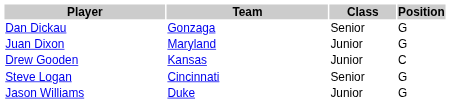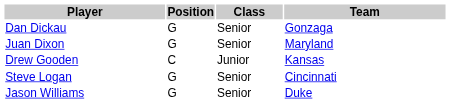columns swapped: (421, 12) <-> (247, 12)
(347, 44) Junior -> (234, 44) Senior
(347, 93) Junior -> (234, 93) Senior
